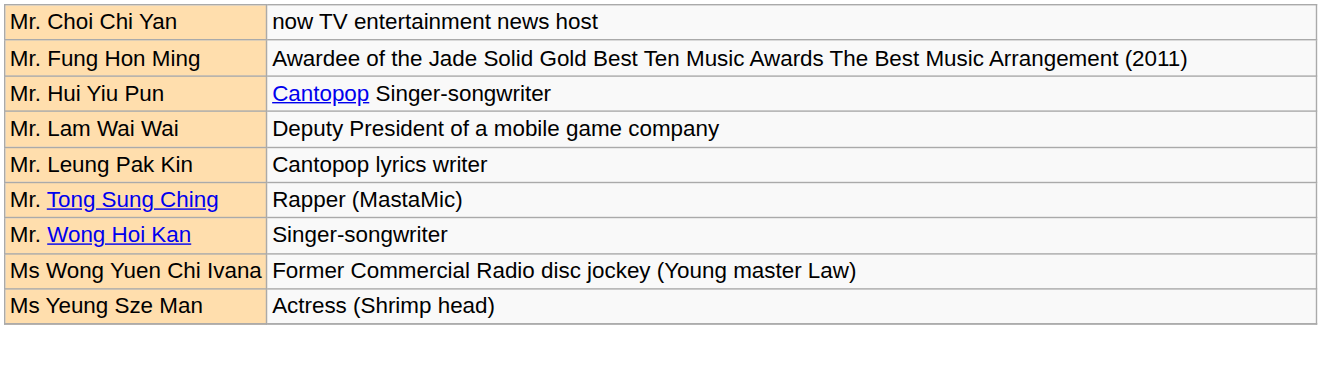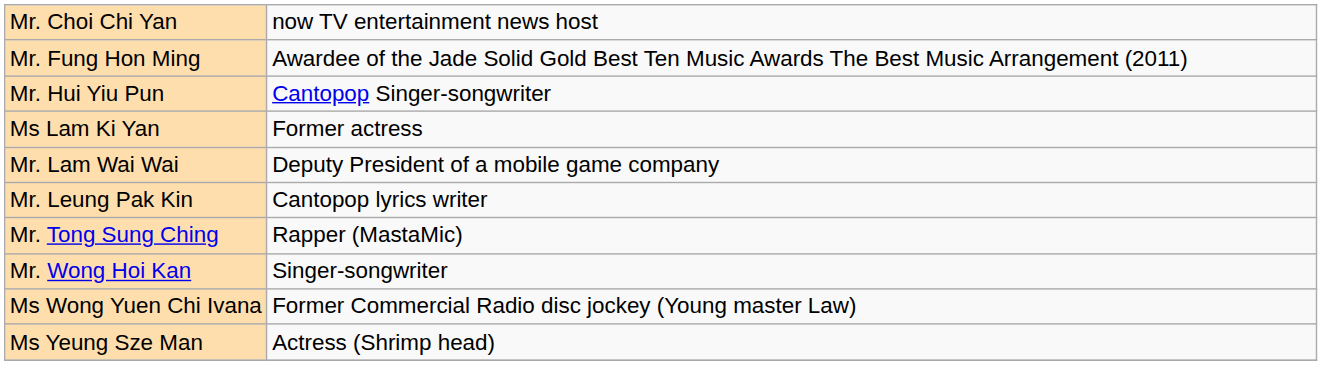+ row: (85, 128)
